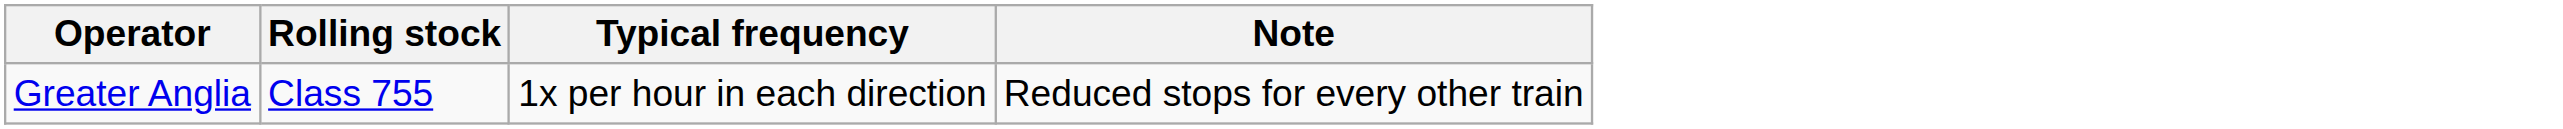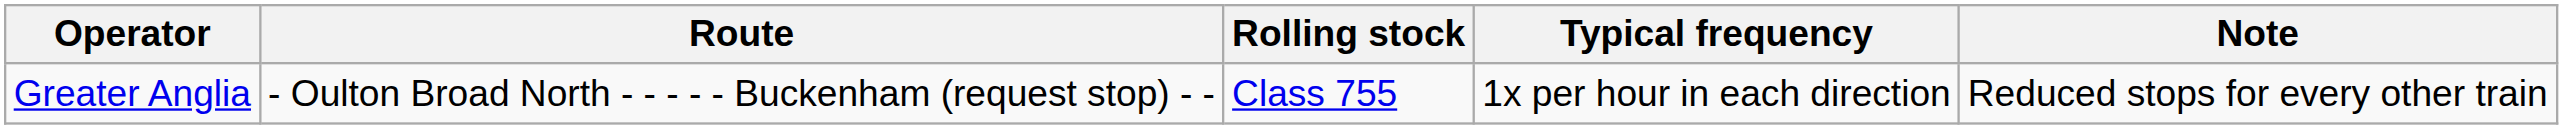+ column: (742, 33)
